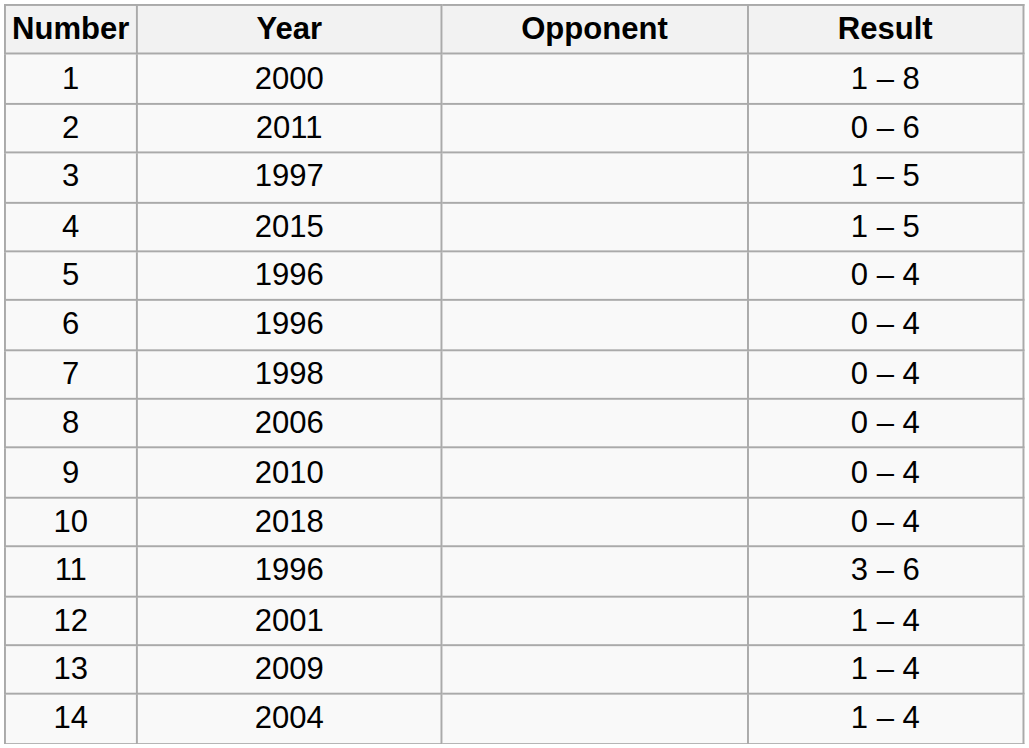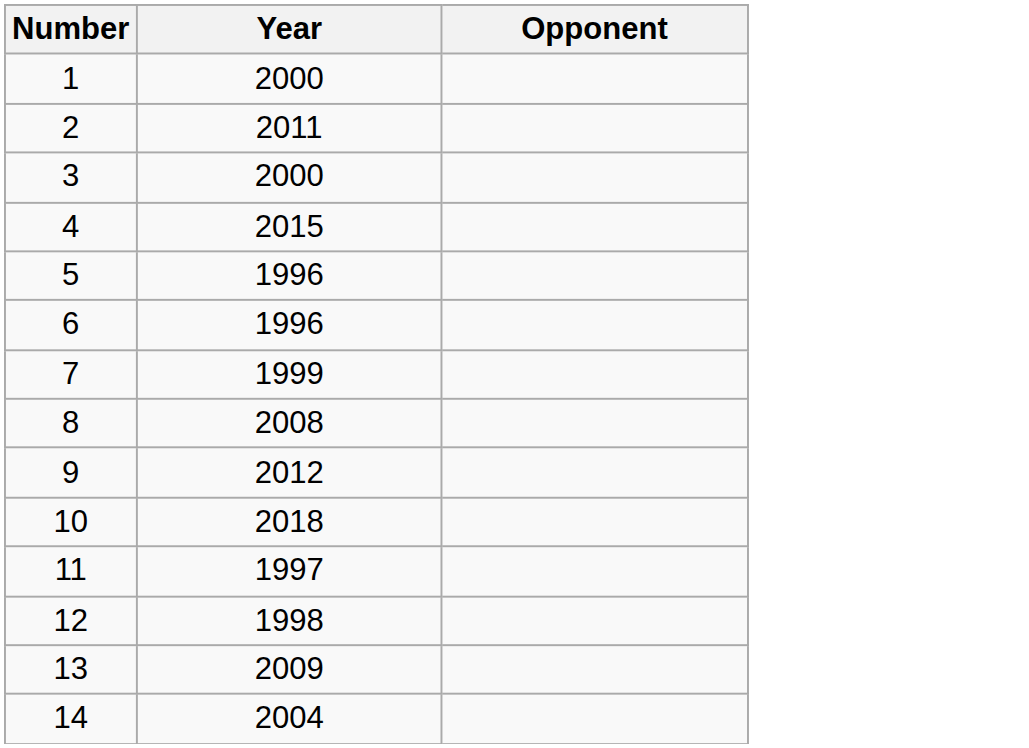- column: (885, 29)
(289, 176) 1997 -> (289, 176) 2000
(289, 373) 1998 -> (289, 373) 1999
(289, 422) 2006 -> (289, 422) 2008
(289, 472) 2010 -> (289, 472) 2012
(289, 570) 1996 -> (289, 570) 1997
(289, 619) 2001 -> (289, 619) 1998
